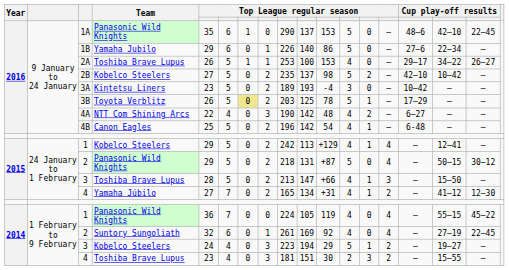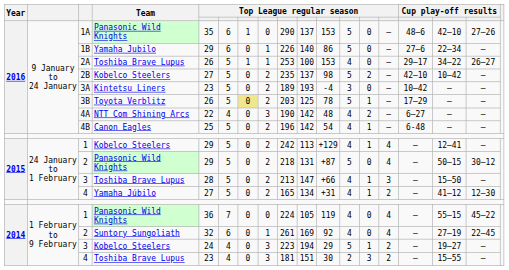(483, 32) 22–45 -> (483, 32) 27–26
(228, 193) 7 -> (228, 193) 5
